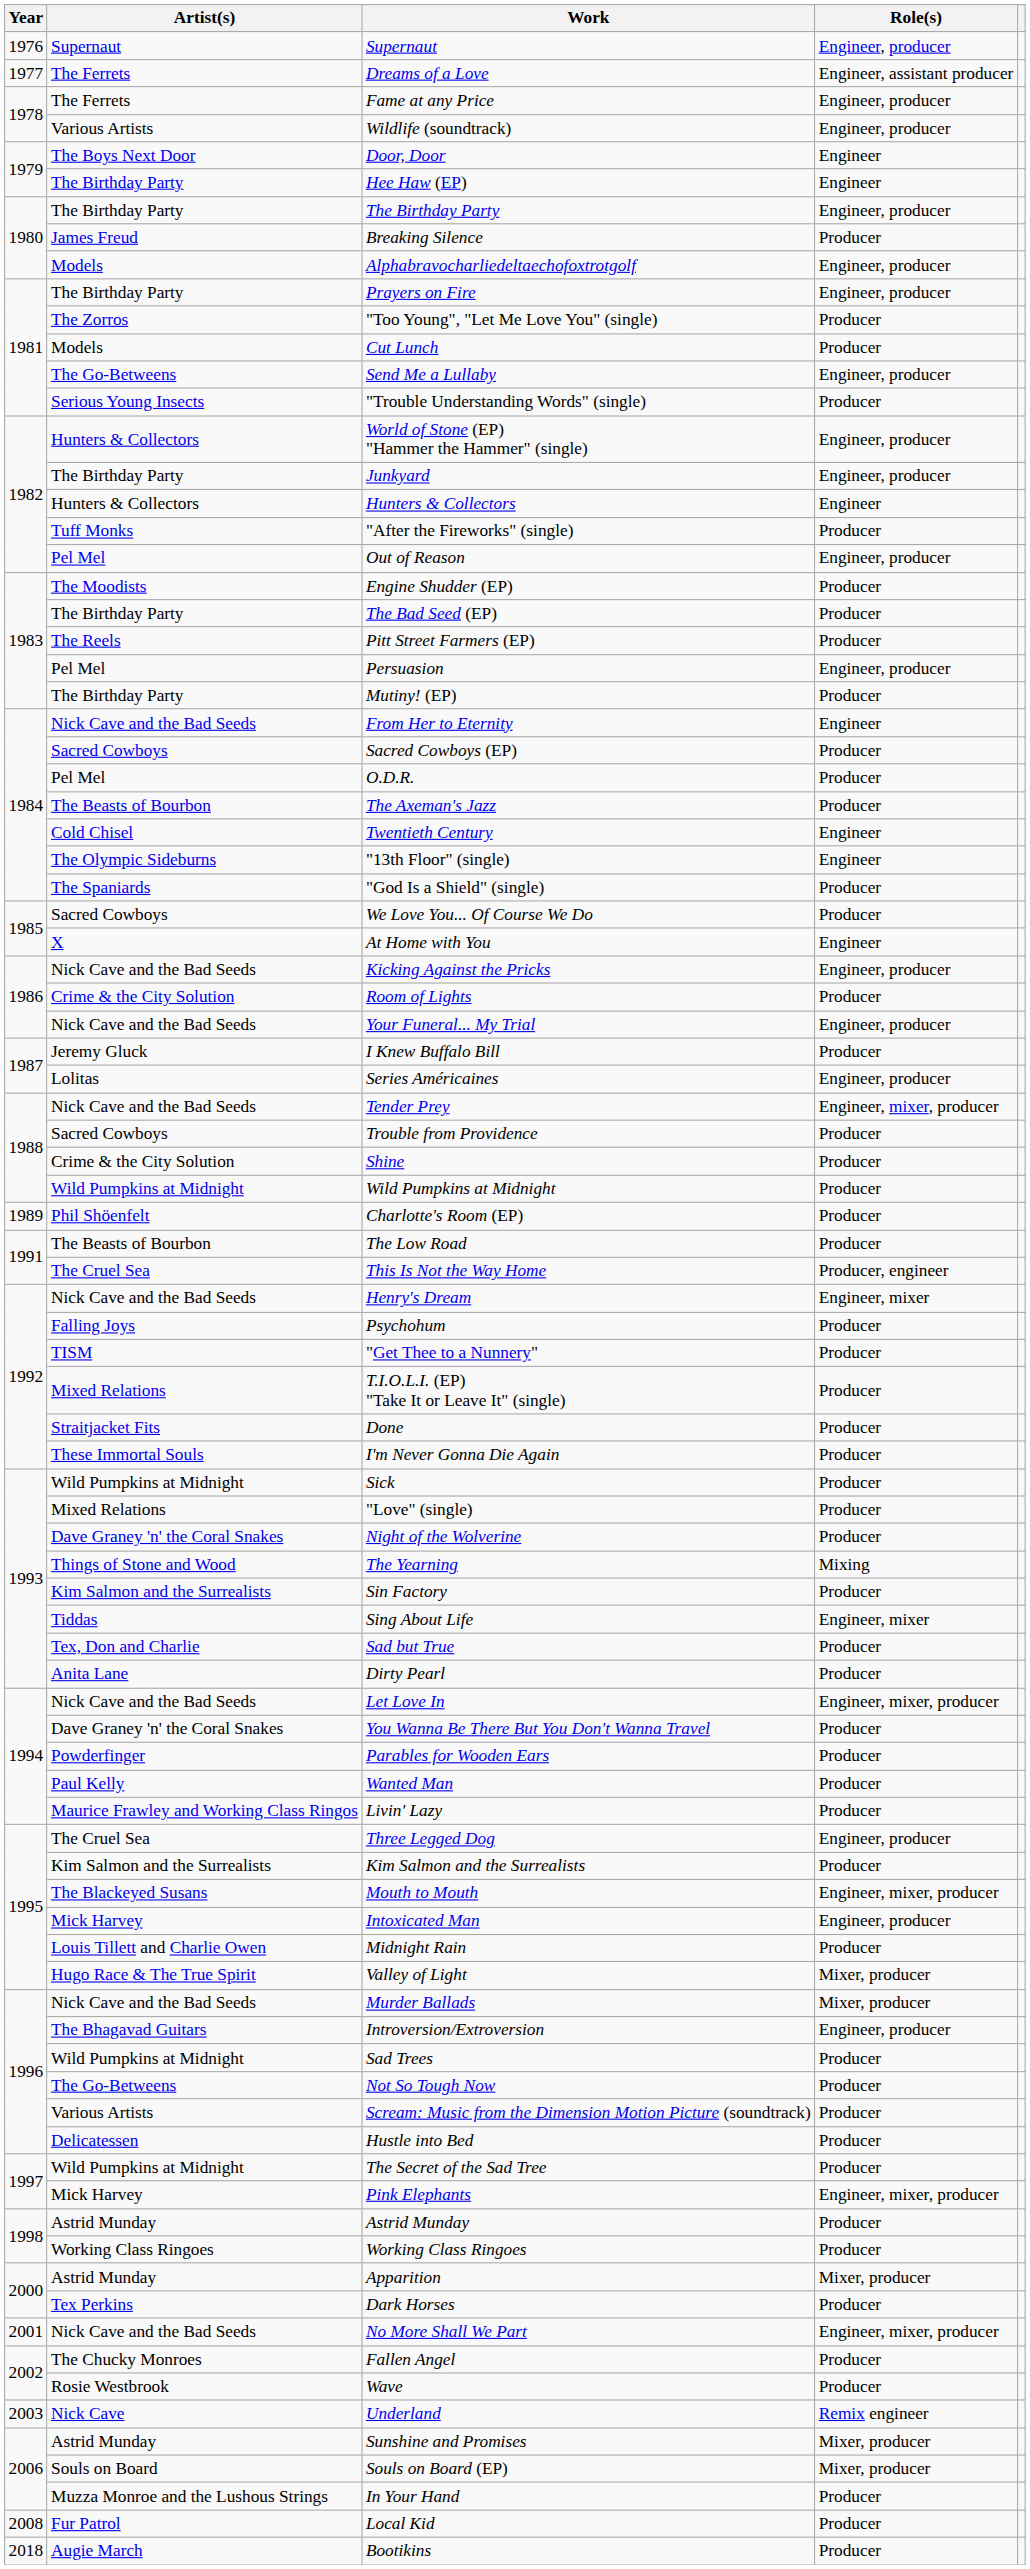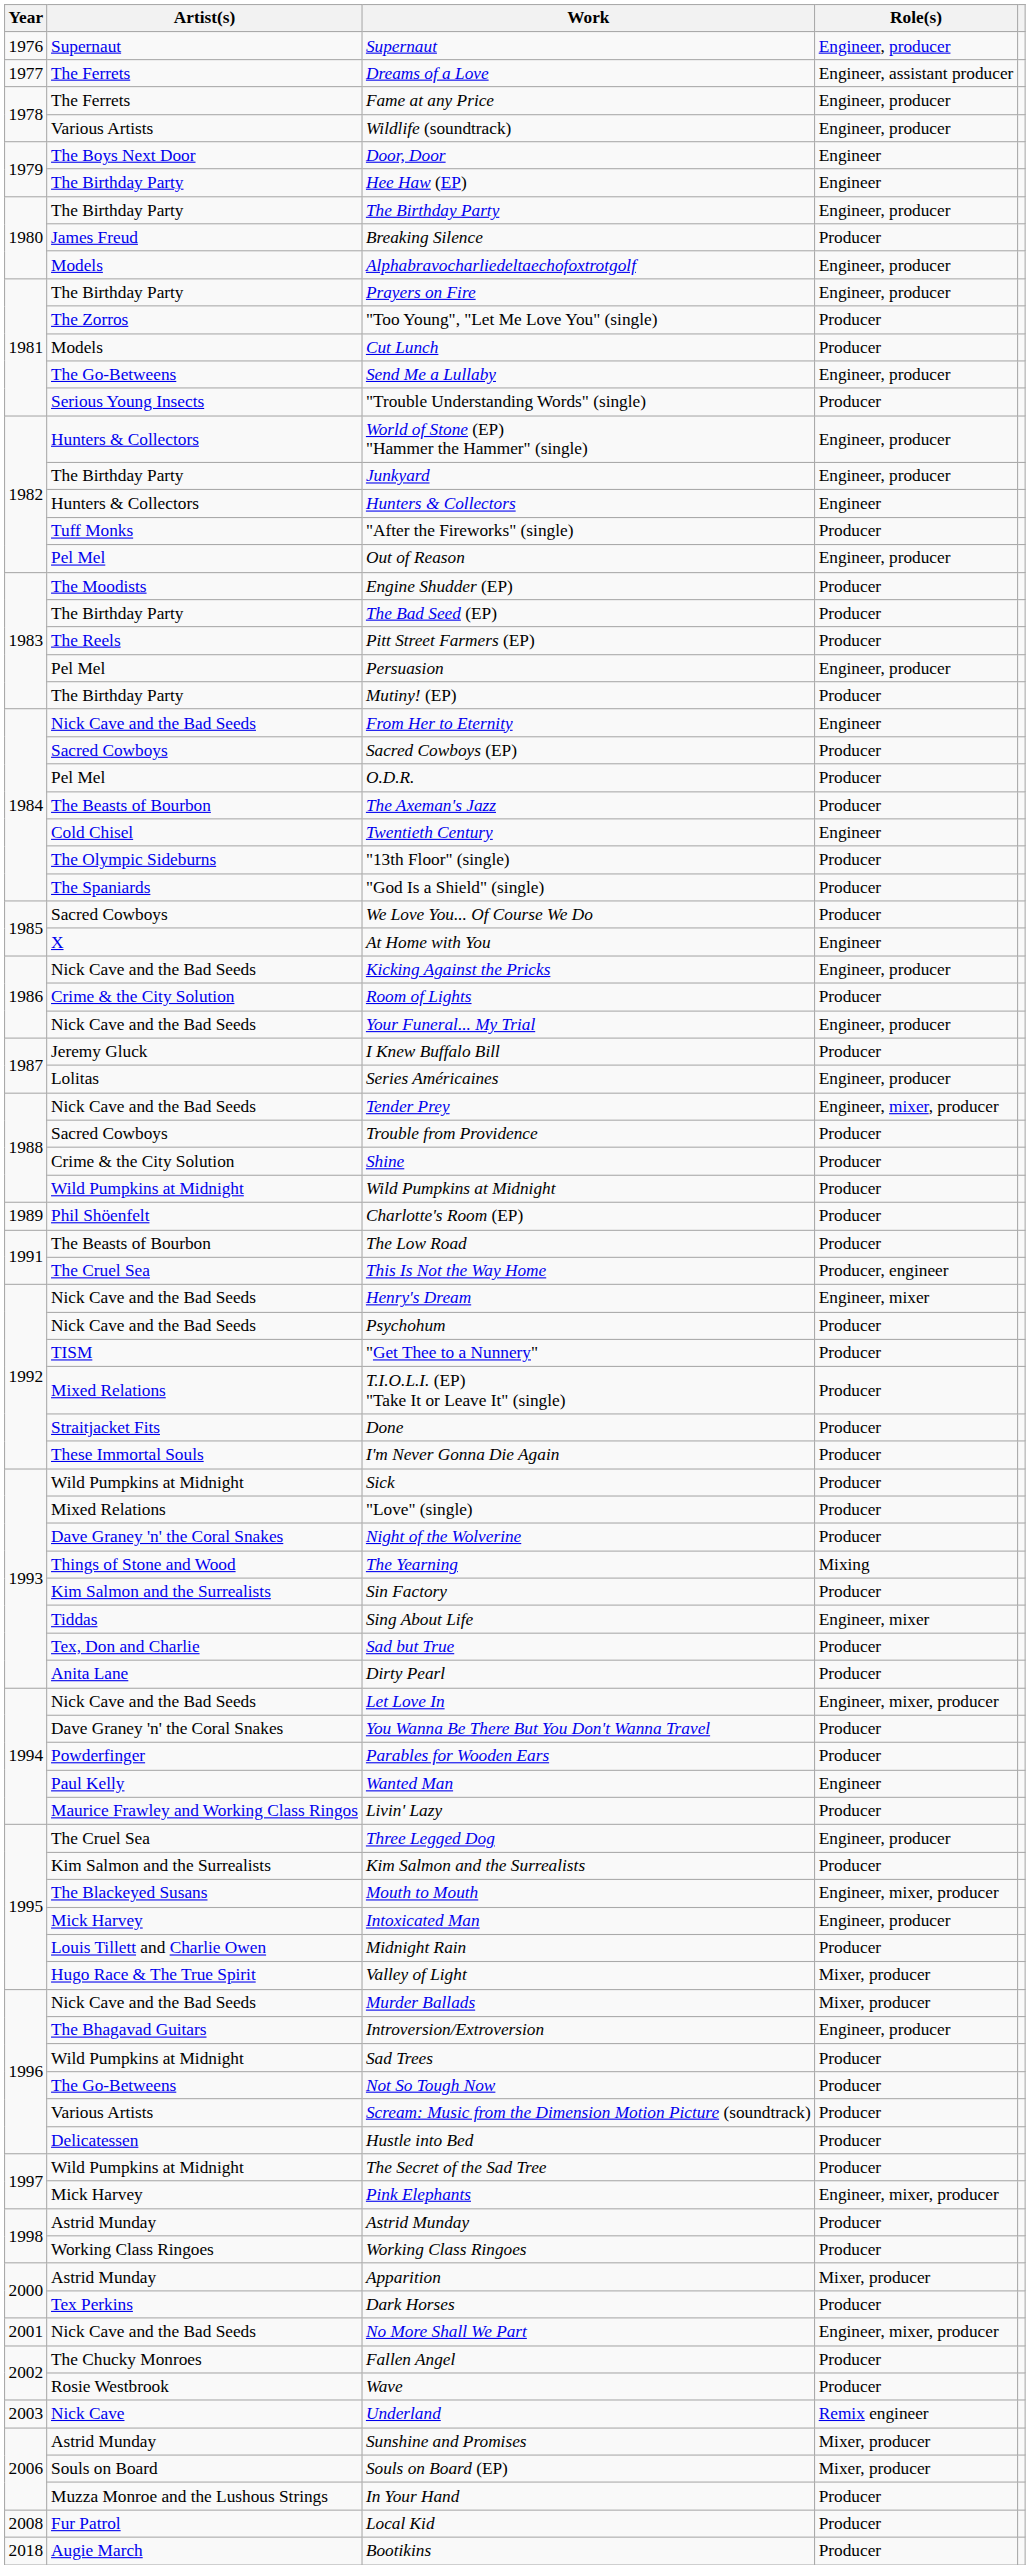(850, 859) Engineer -> (850, 859) Producer
(93, 1325) Falling Joys -> (154, 1325) Nick Cave and the Bad Seeds
(850, 1783) Producer -> (850, 1783) Engineer
